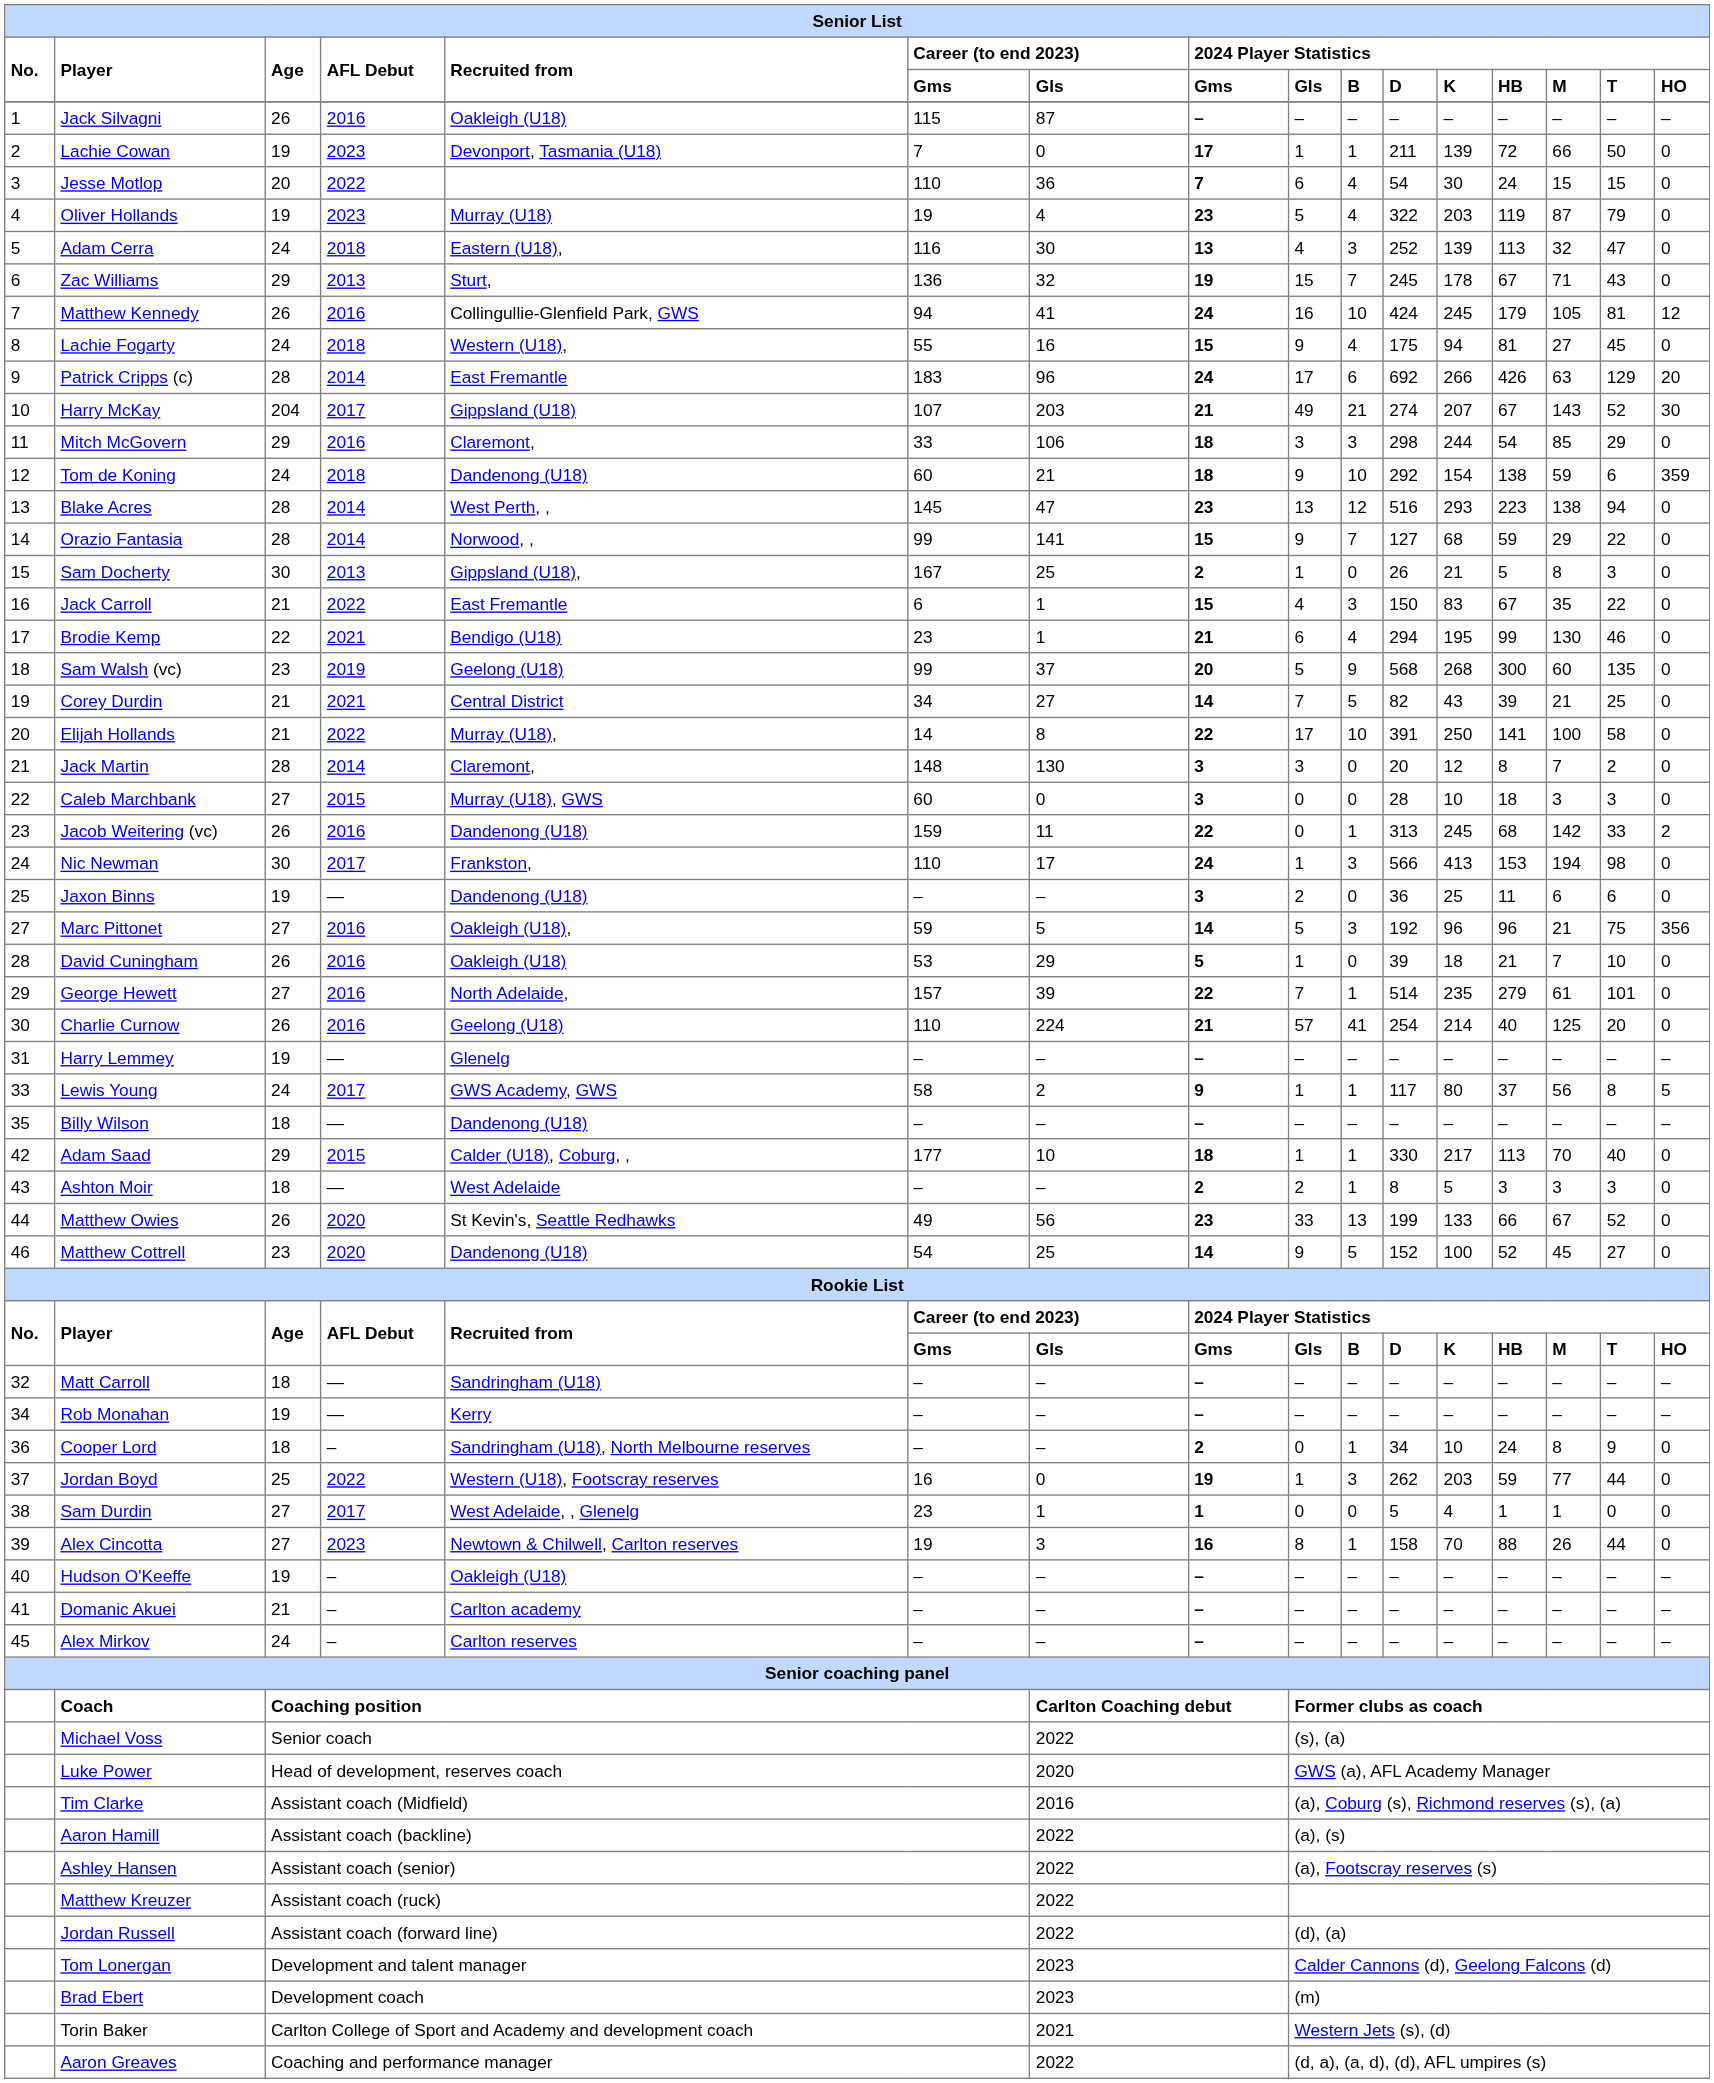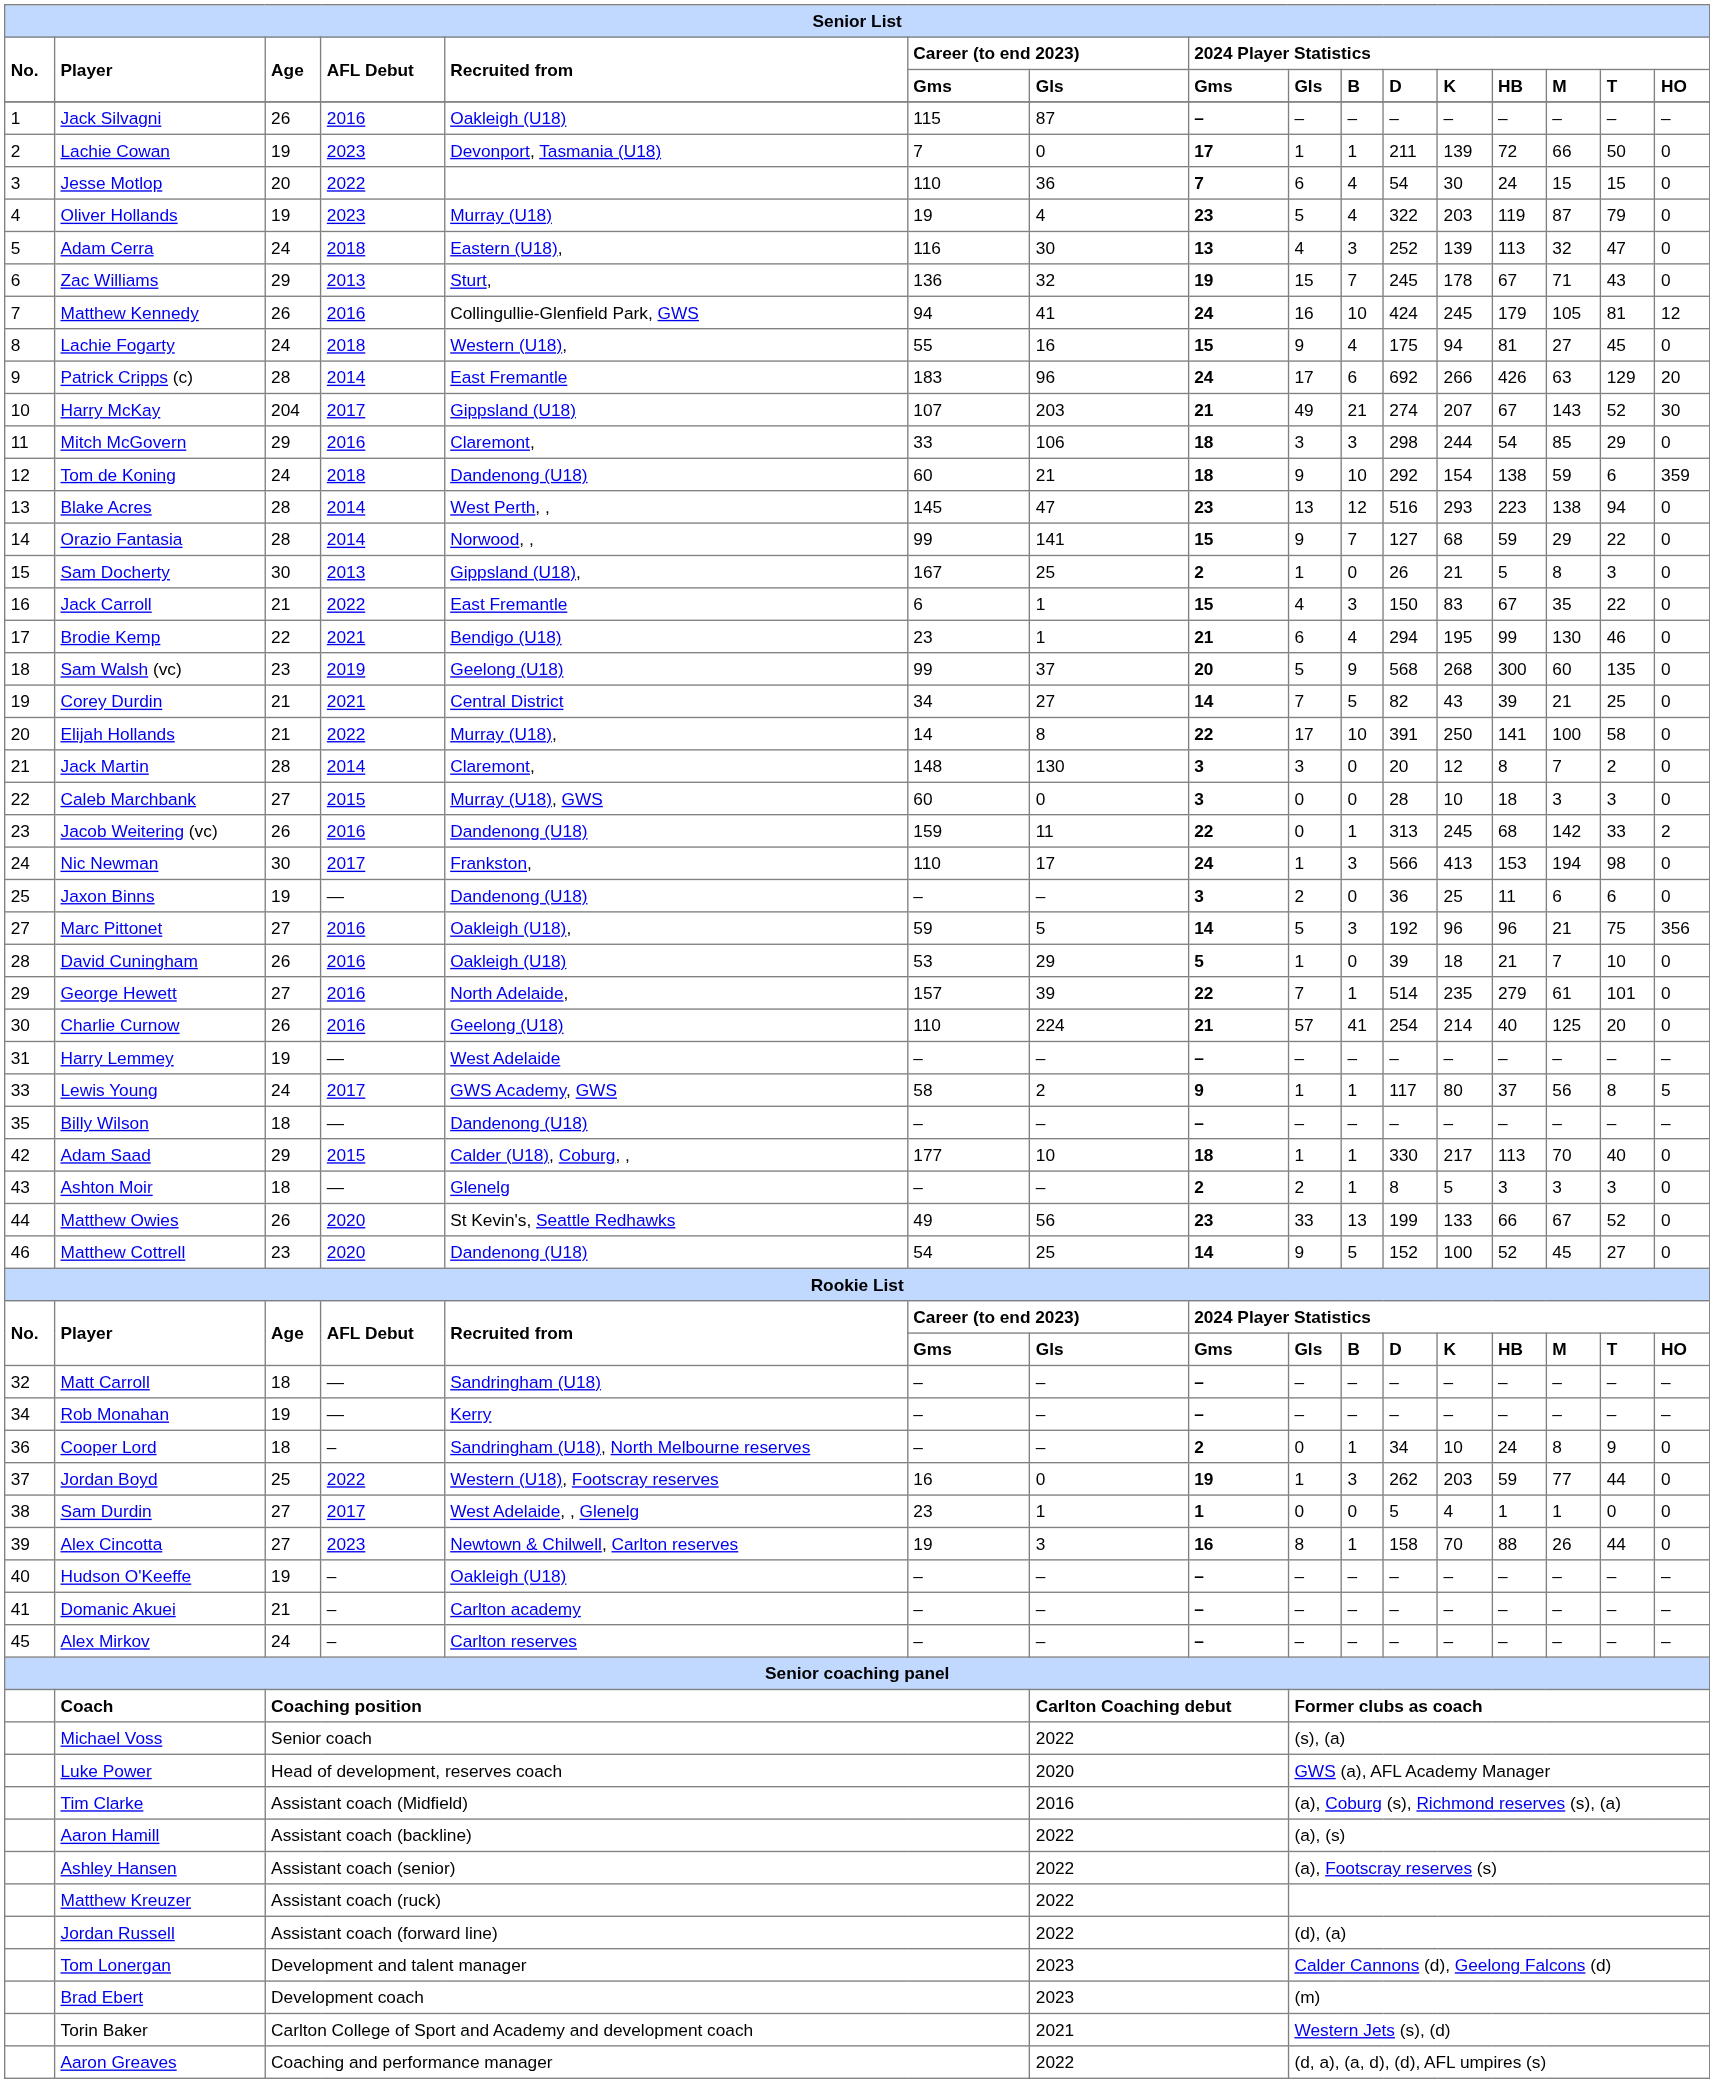(480, 1058) Glenelg -> (505, 1058) West Adelaide
(505, 1187) West Adelaide -> (480, 1187) Glenelg
